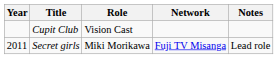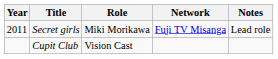rows swapped: (56, 45) <-> (55, 29)
